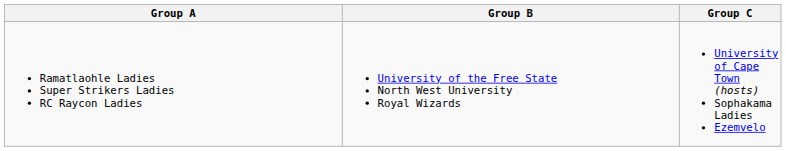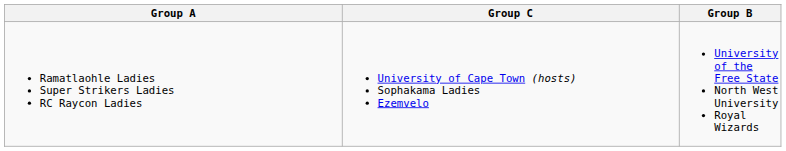columns swapped: (511, 13) <-> (730, 13)
